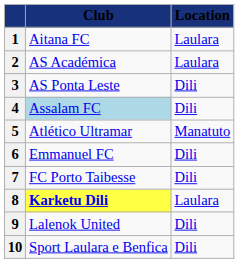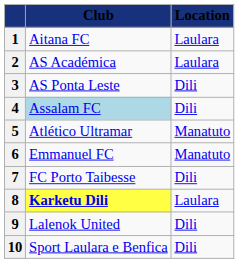(186, 154) Dili -> (202, 154) Manatuto
